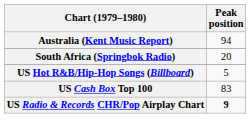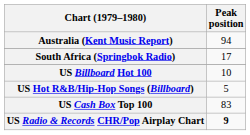(226, 56) 20 -> (226, 56) 17
+ row: (105, 72)
